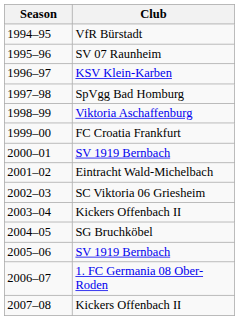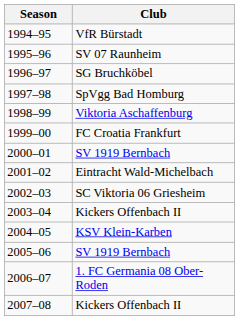(124, 73) KSV Klein-Karben -> (114, 73) SG Bruchköbel
(114, 232) SG Bruchköbel -> (124, 232) KSV Klein-Karben
